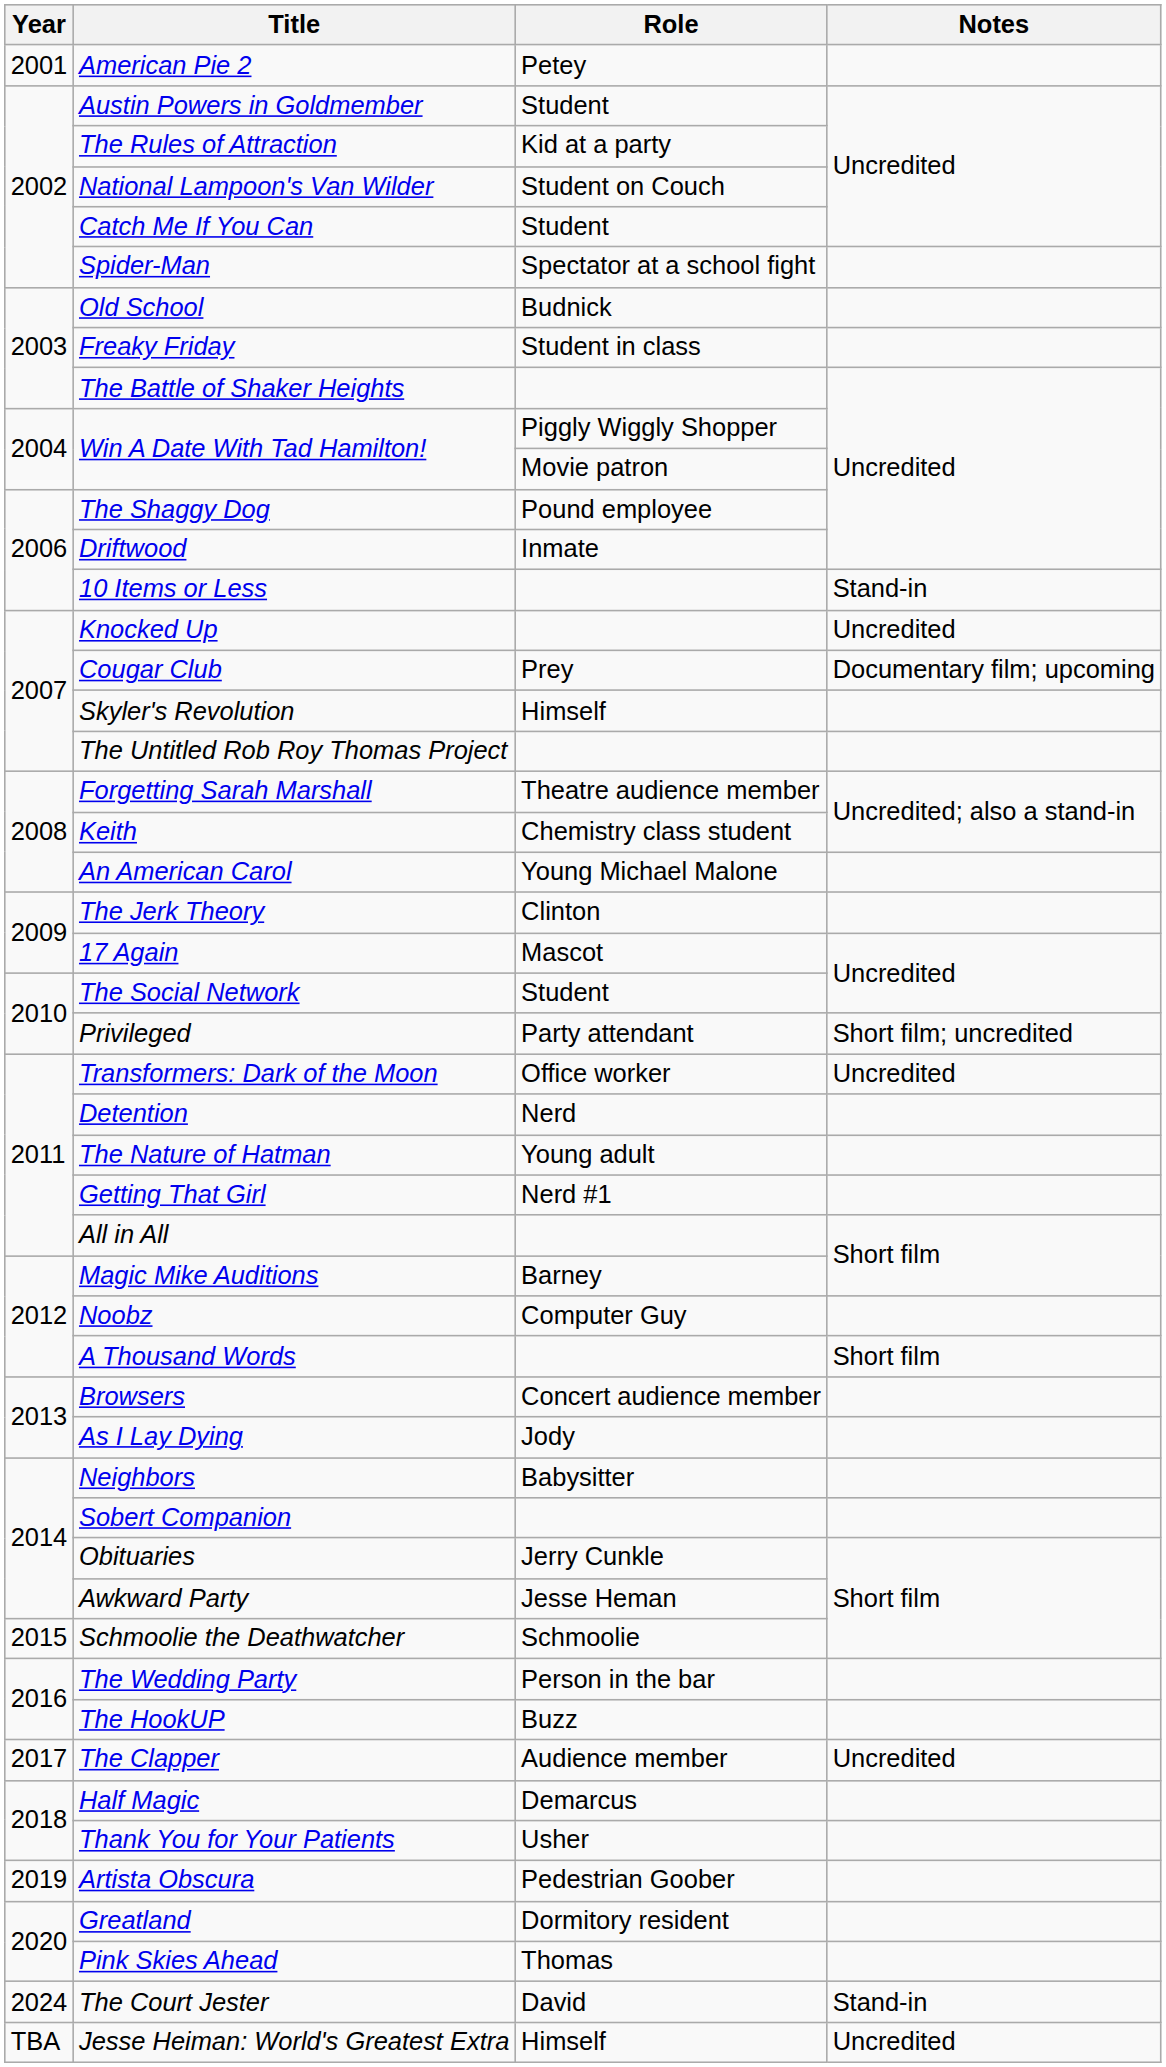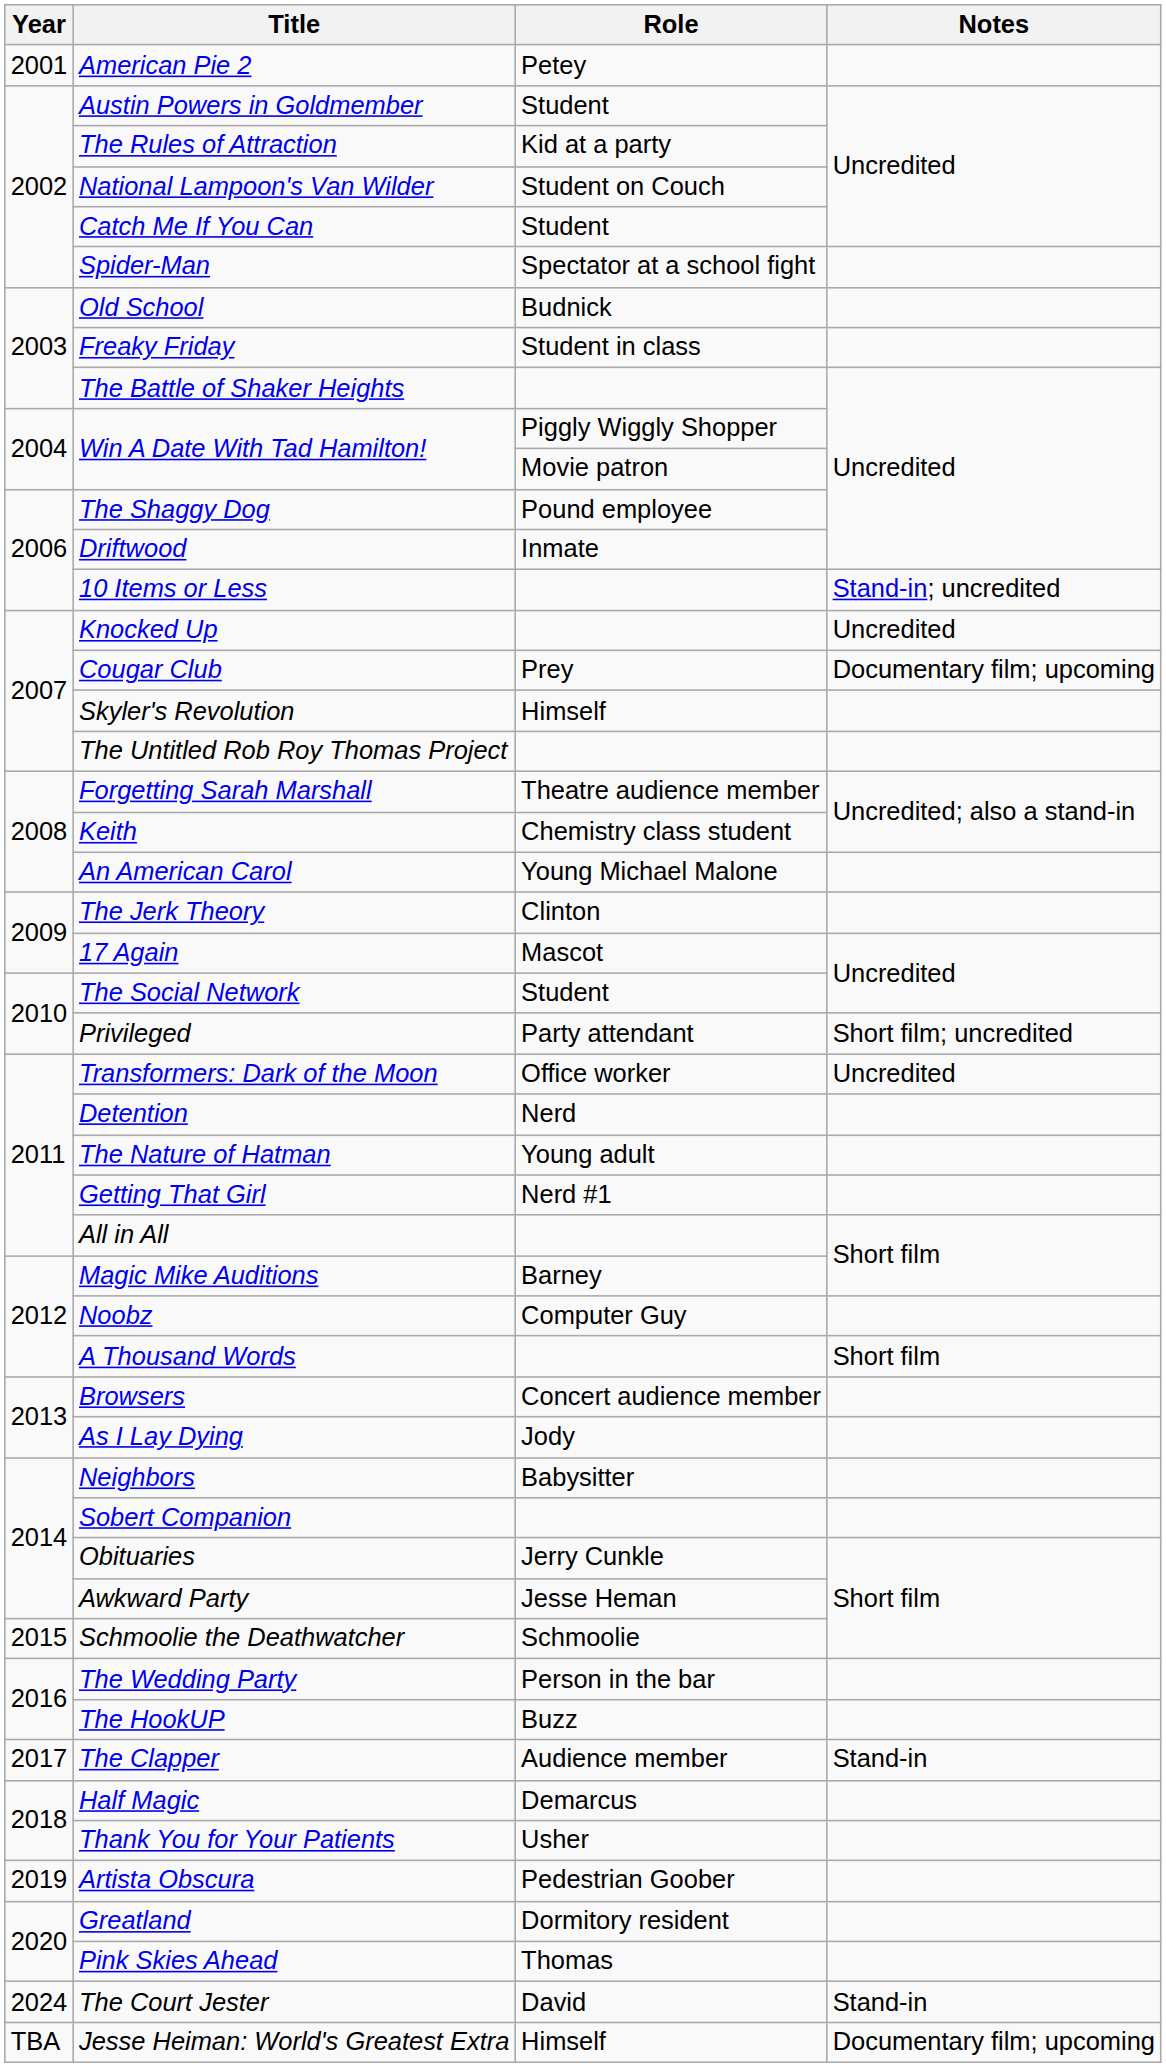(880, 589) Stand-in -> (946, 589) Stand-in; uncredited
(894, 1759) Uncredited -> (880, 1759) Stand-in
(894, 2041) Uncredited -> (994, 2041) Documentary film; upcoming
